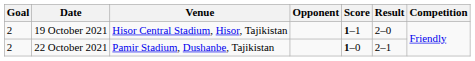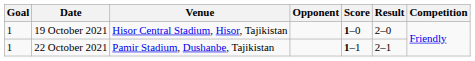(10, 30) 2 -> (10, 30) 1
(352, 30) 1–1 -> (352, 30) 1–0
(10, 47) 2 -> (10, 47) 1
(352, 47) 1–0 -> (352, 47) 1–1
